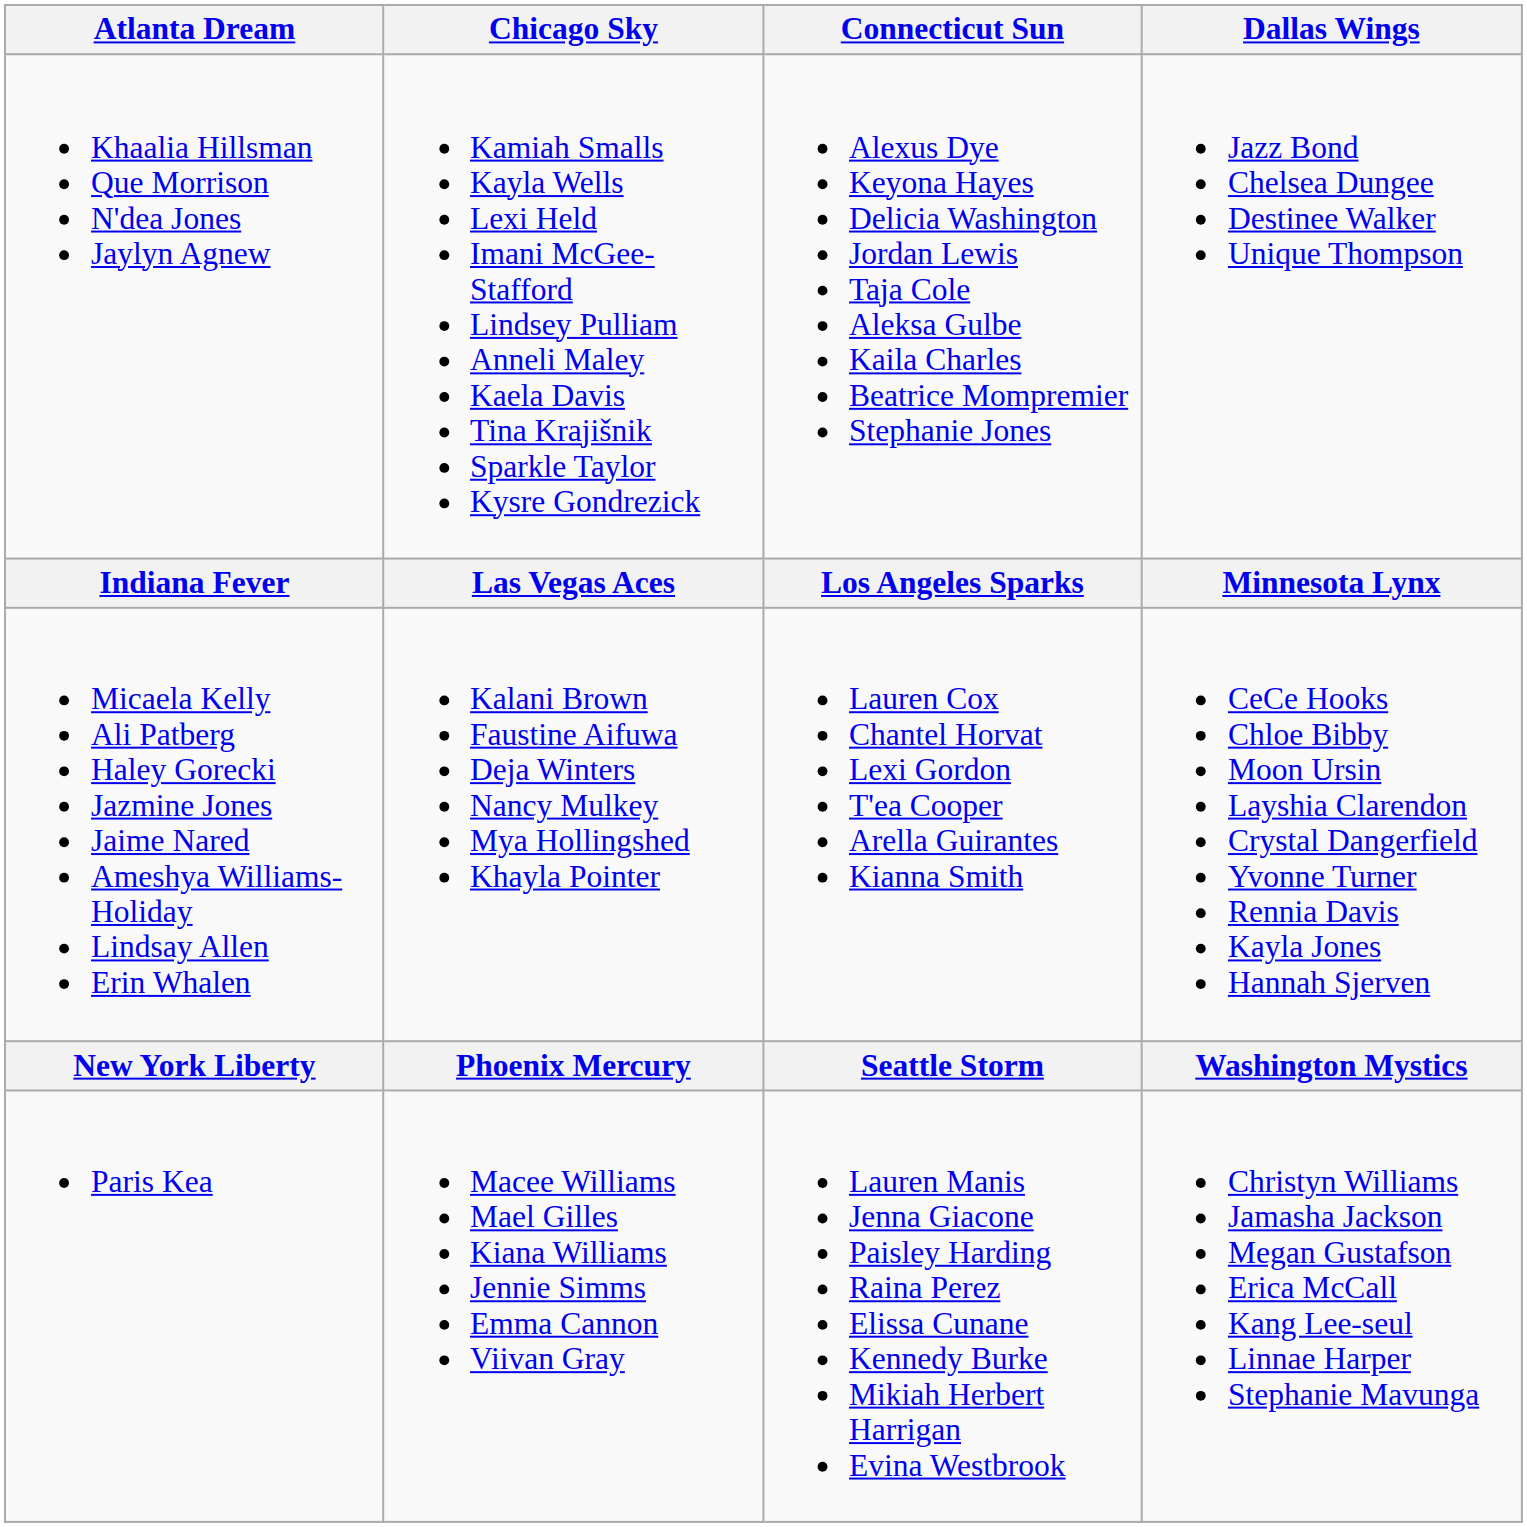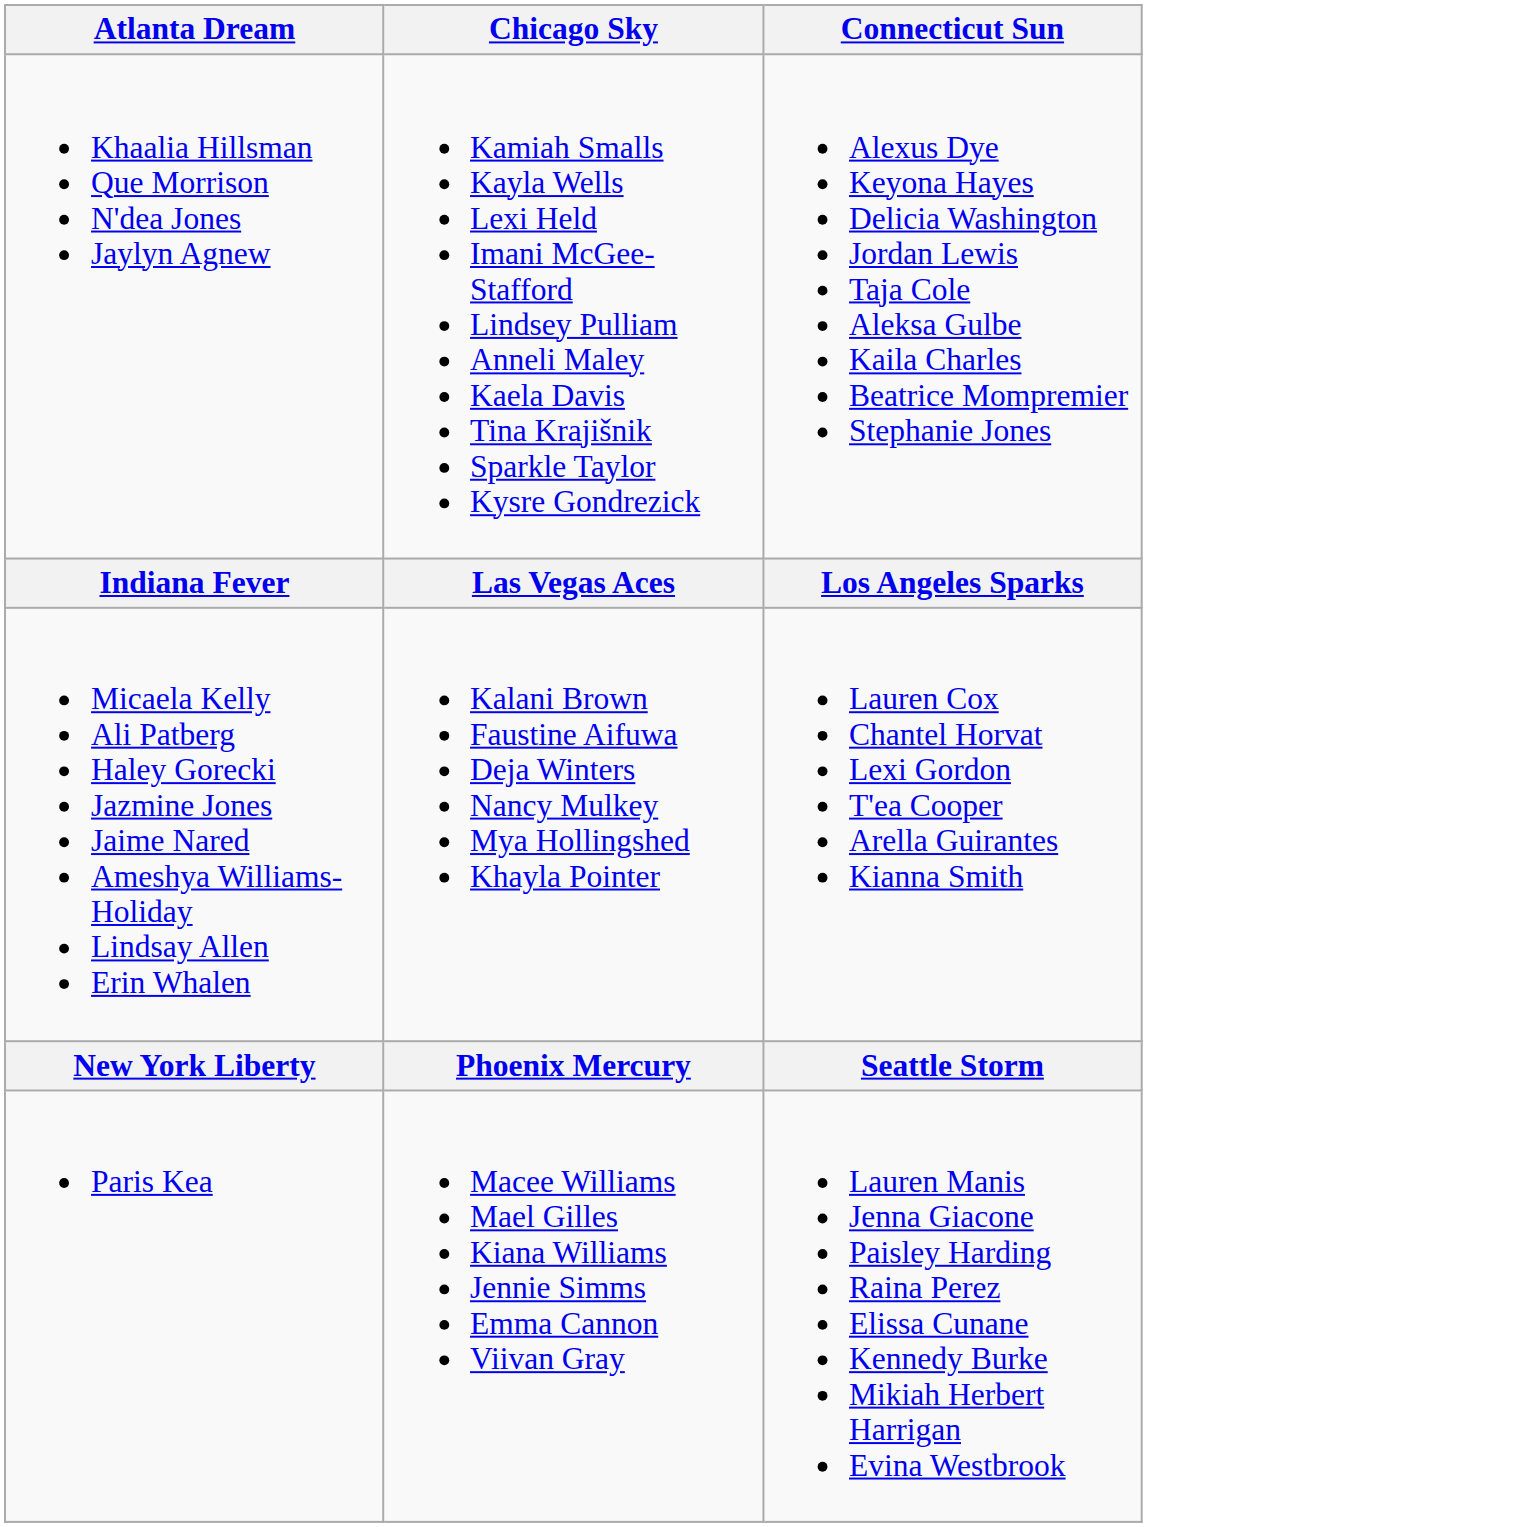- column: (1331, 29)
